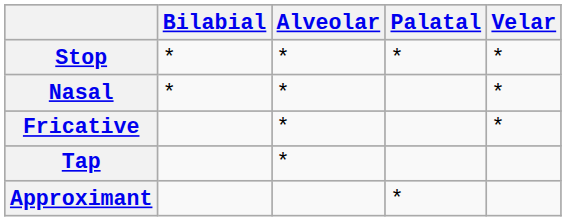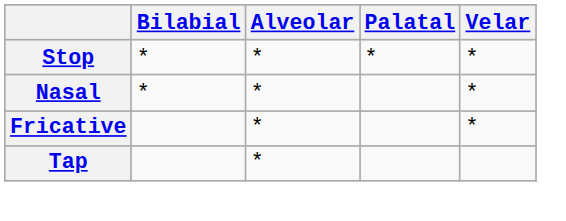- row: (81, 198)
